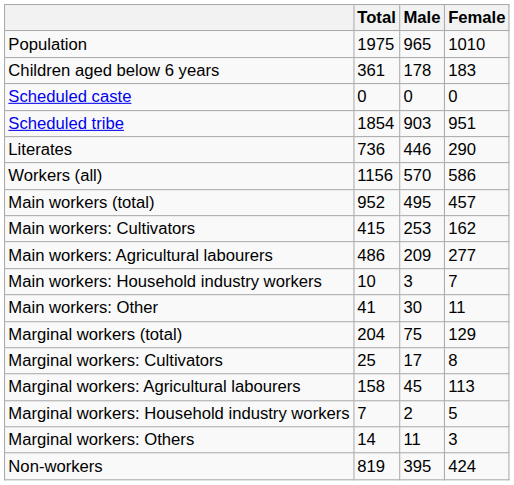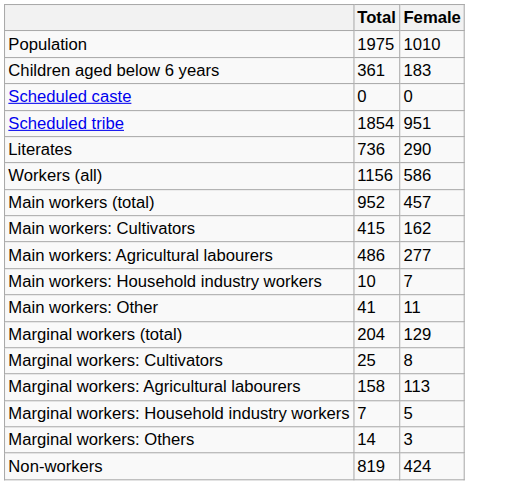- column: (422, 17)
